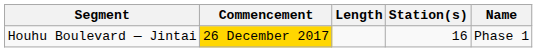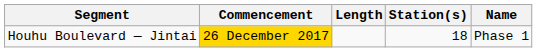(460, 37) 16 -> (460, 37) 18
